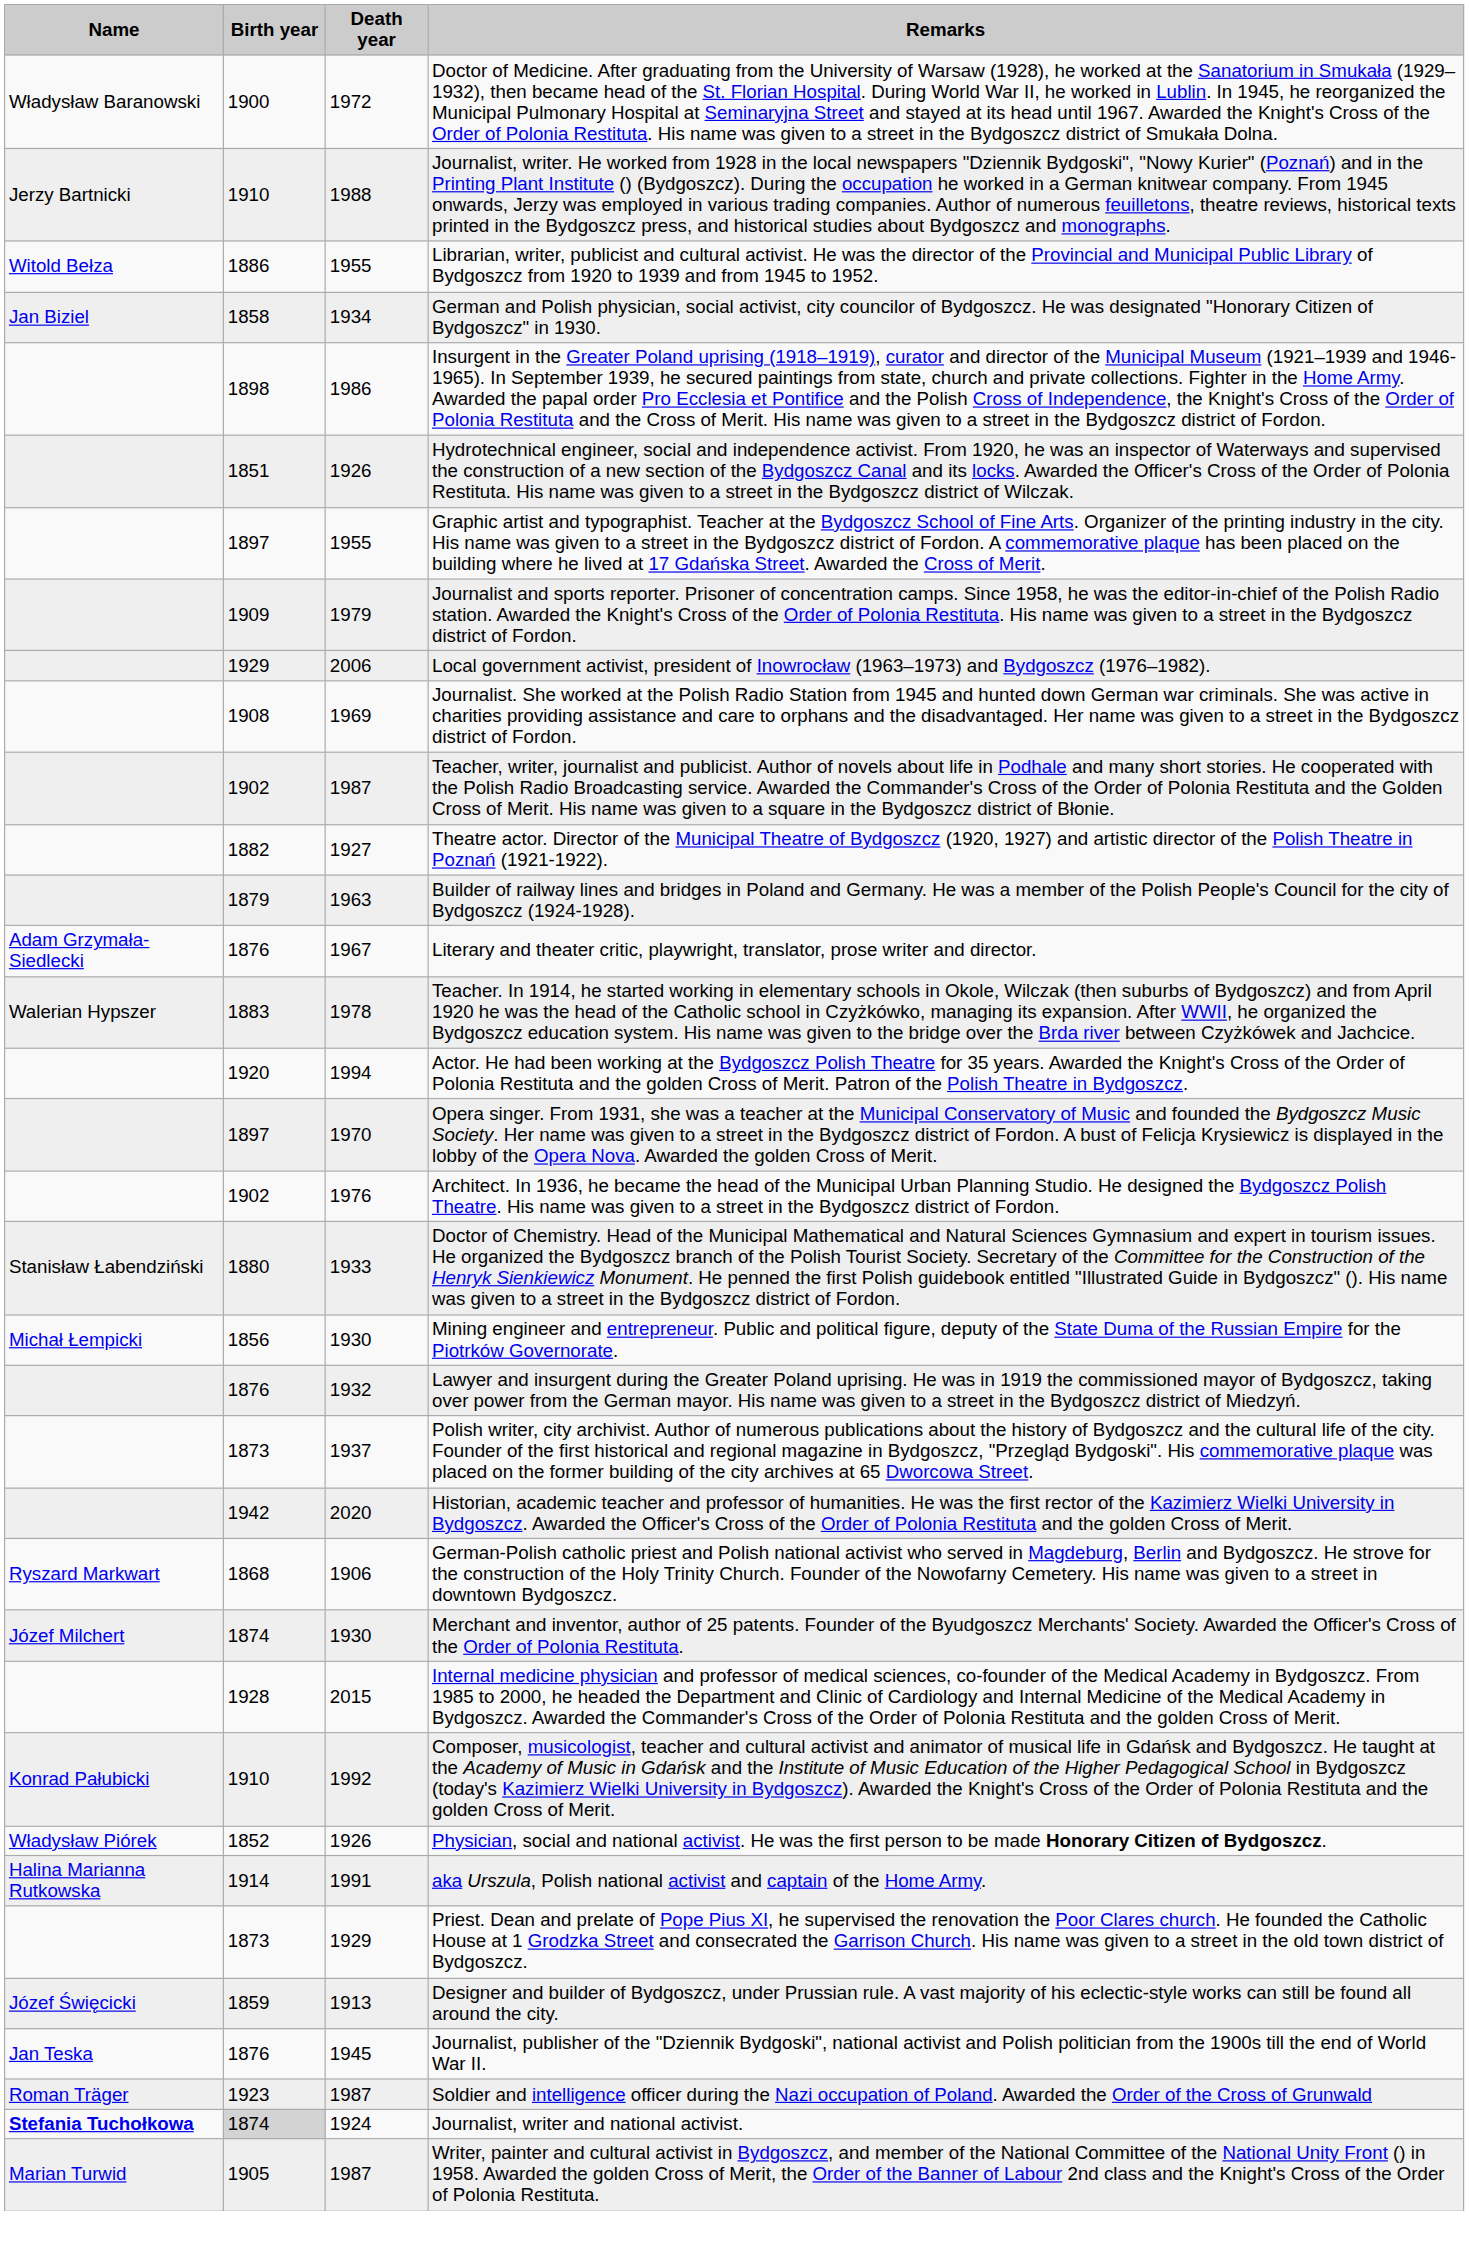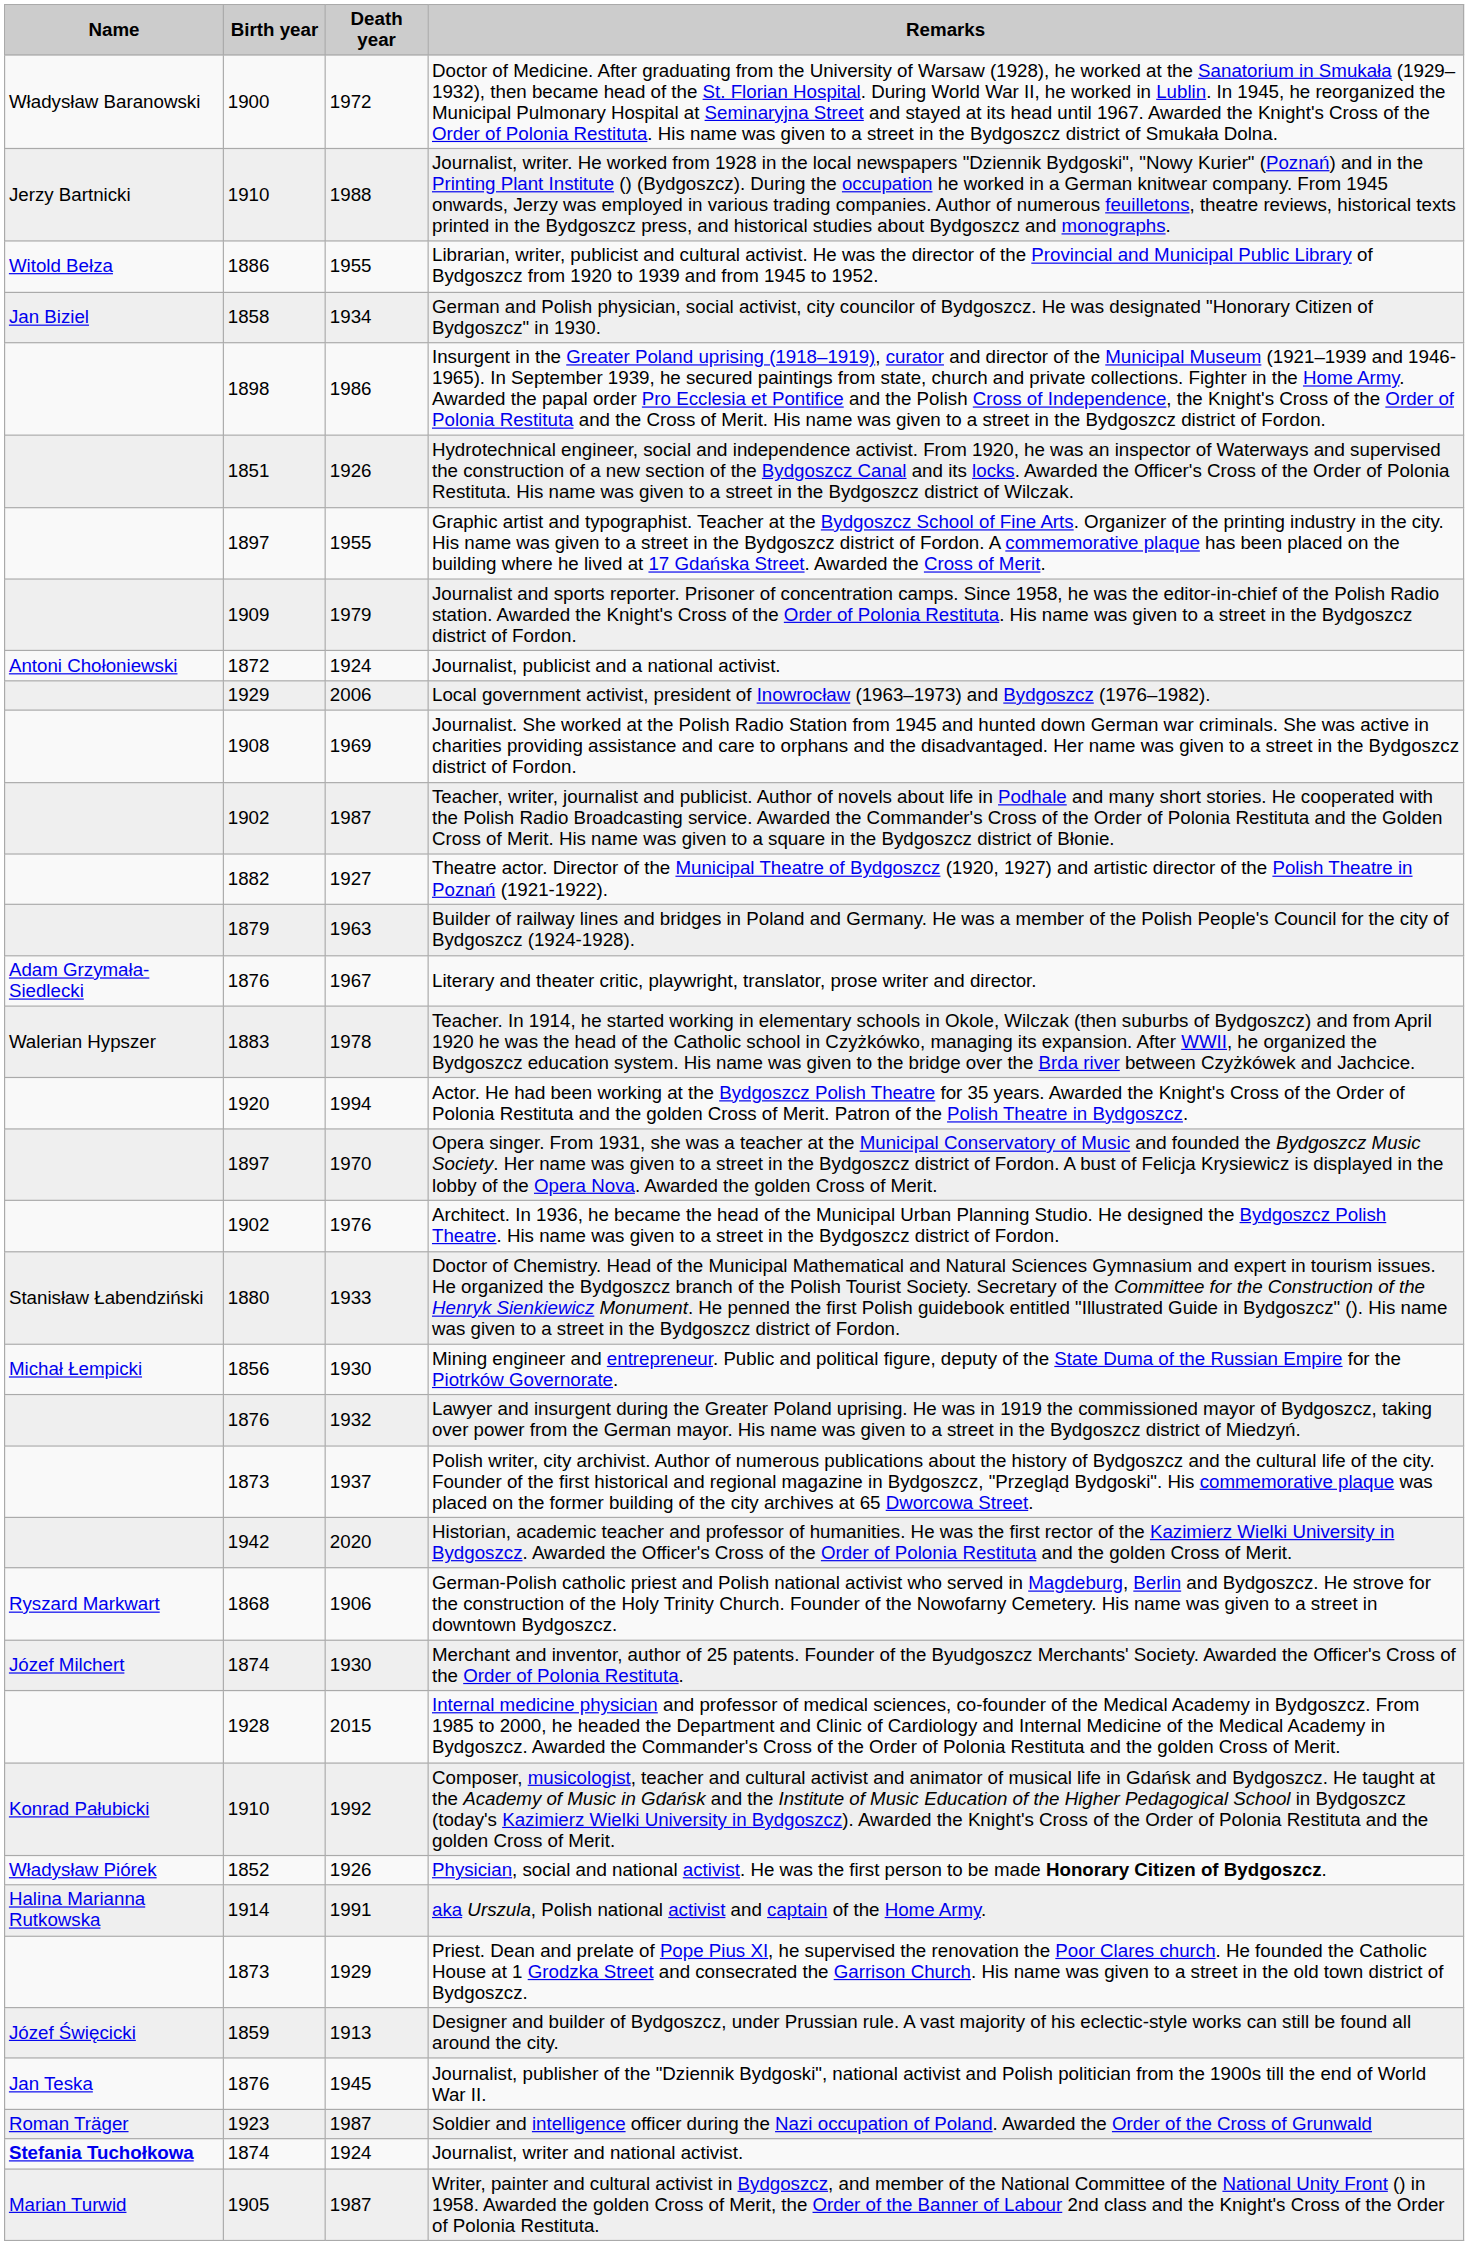+ row: (606, 665)
(249, 2123) lightgrey background -> (249, 2153) no background
